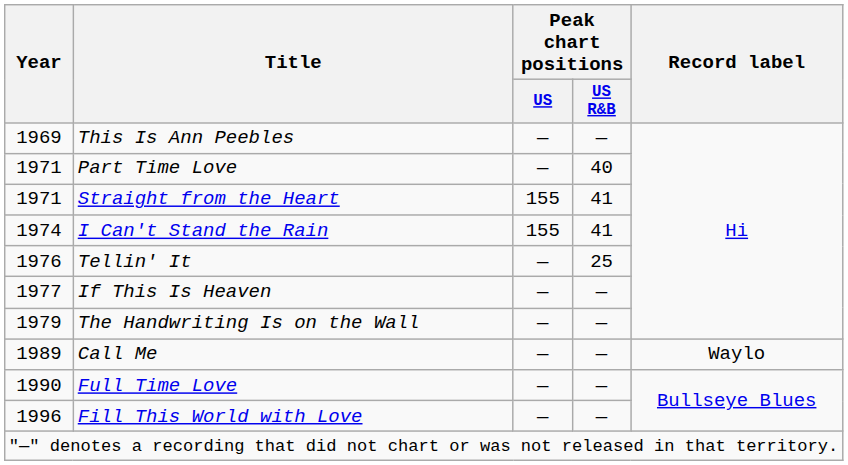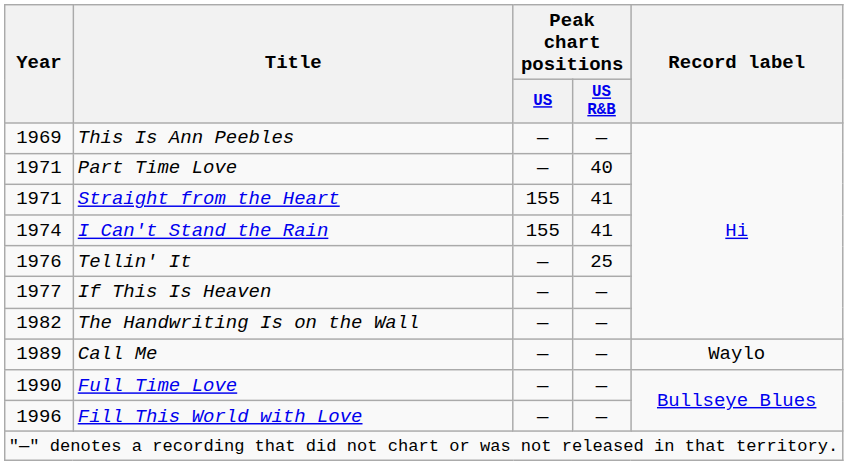(39, 323) 1979 -> (39, 323) 1982
